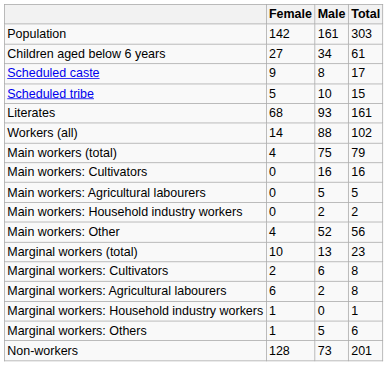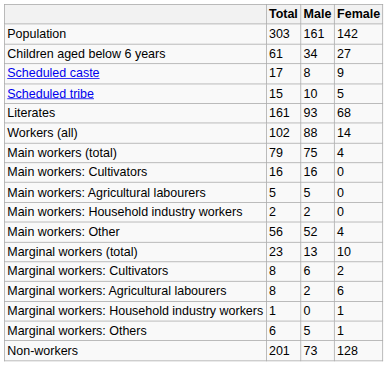columns swapped: (366, 14) <-> (290, 14)
